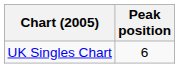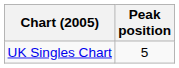(145, 52) 6 -> (145, 52) 5
